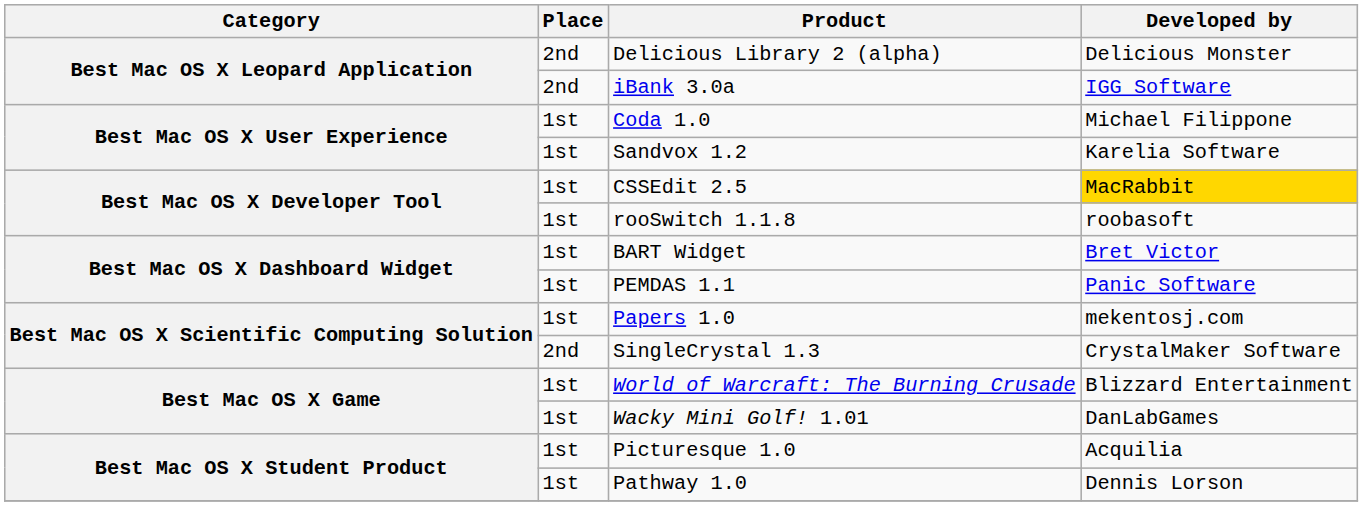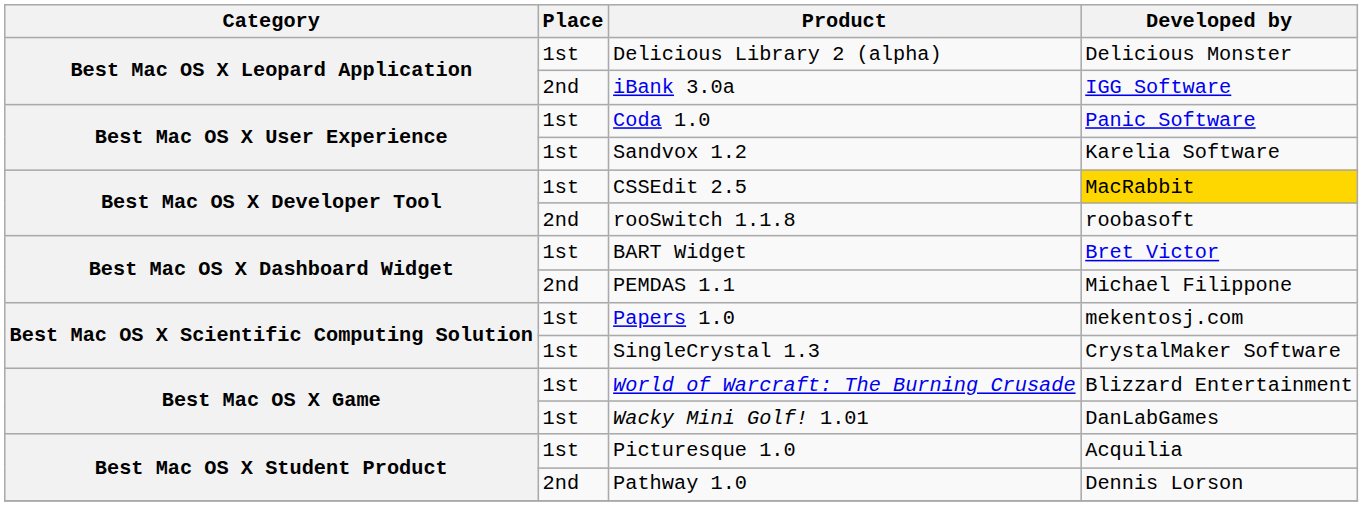(561, 54) 2nd -> (561, 54) 1st
(1189, 120) Michael Filippone -> (1170, 120) Panic Software
(561, 220) 1st -> (561, 220) 2nd
(561, 286) 1st -> (561, 286) 2nd
(1170, 286) Panic Software -> (1189, 286) Michael Filippone
(561, 352) 2nd -> (561, 352) 1st
(561, 484) 1st -> (561, 484) 2nd
